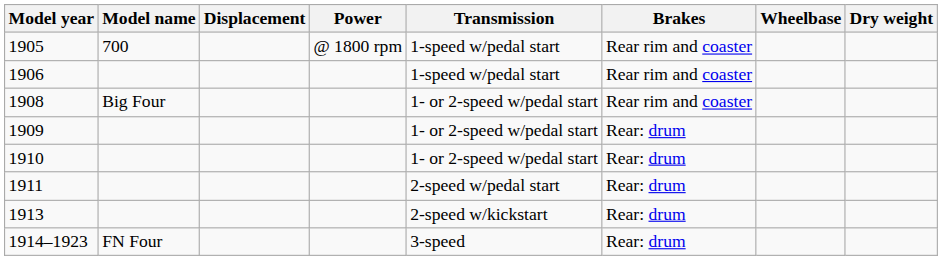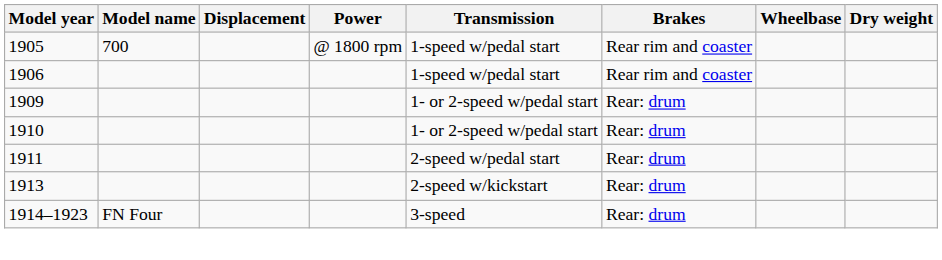- row: (26, 102)
